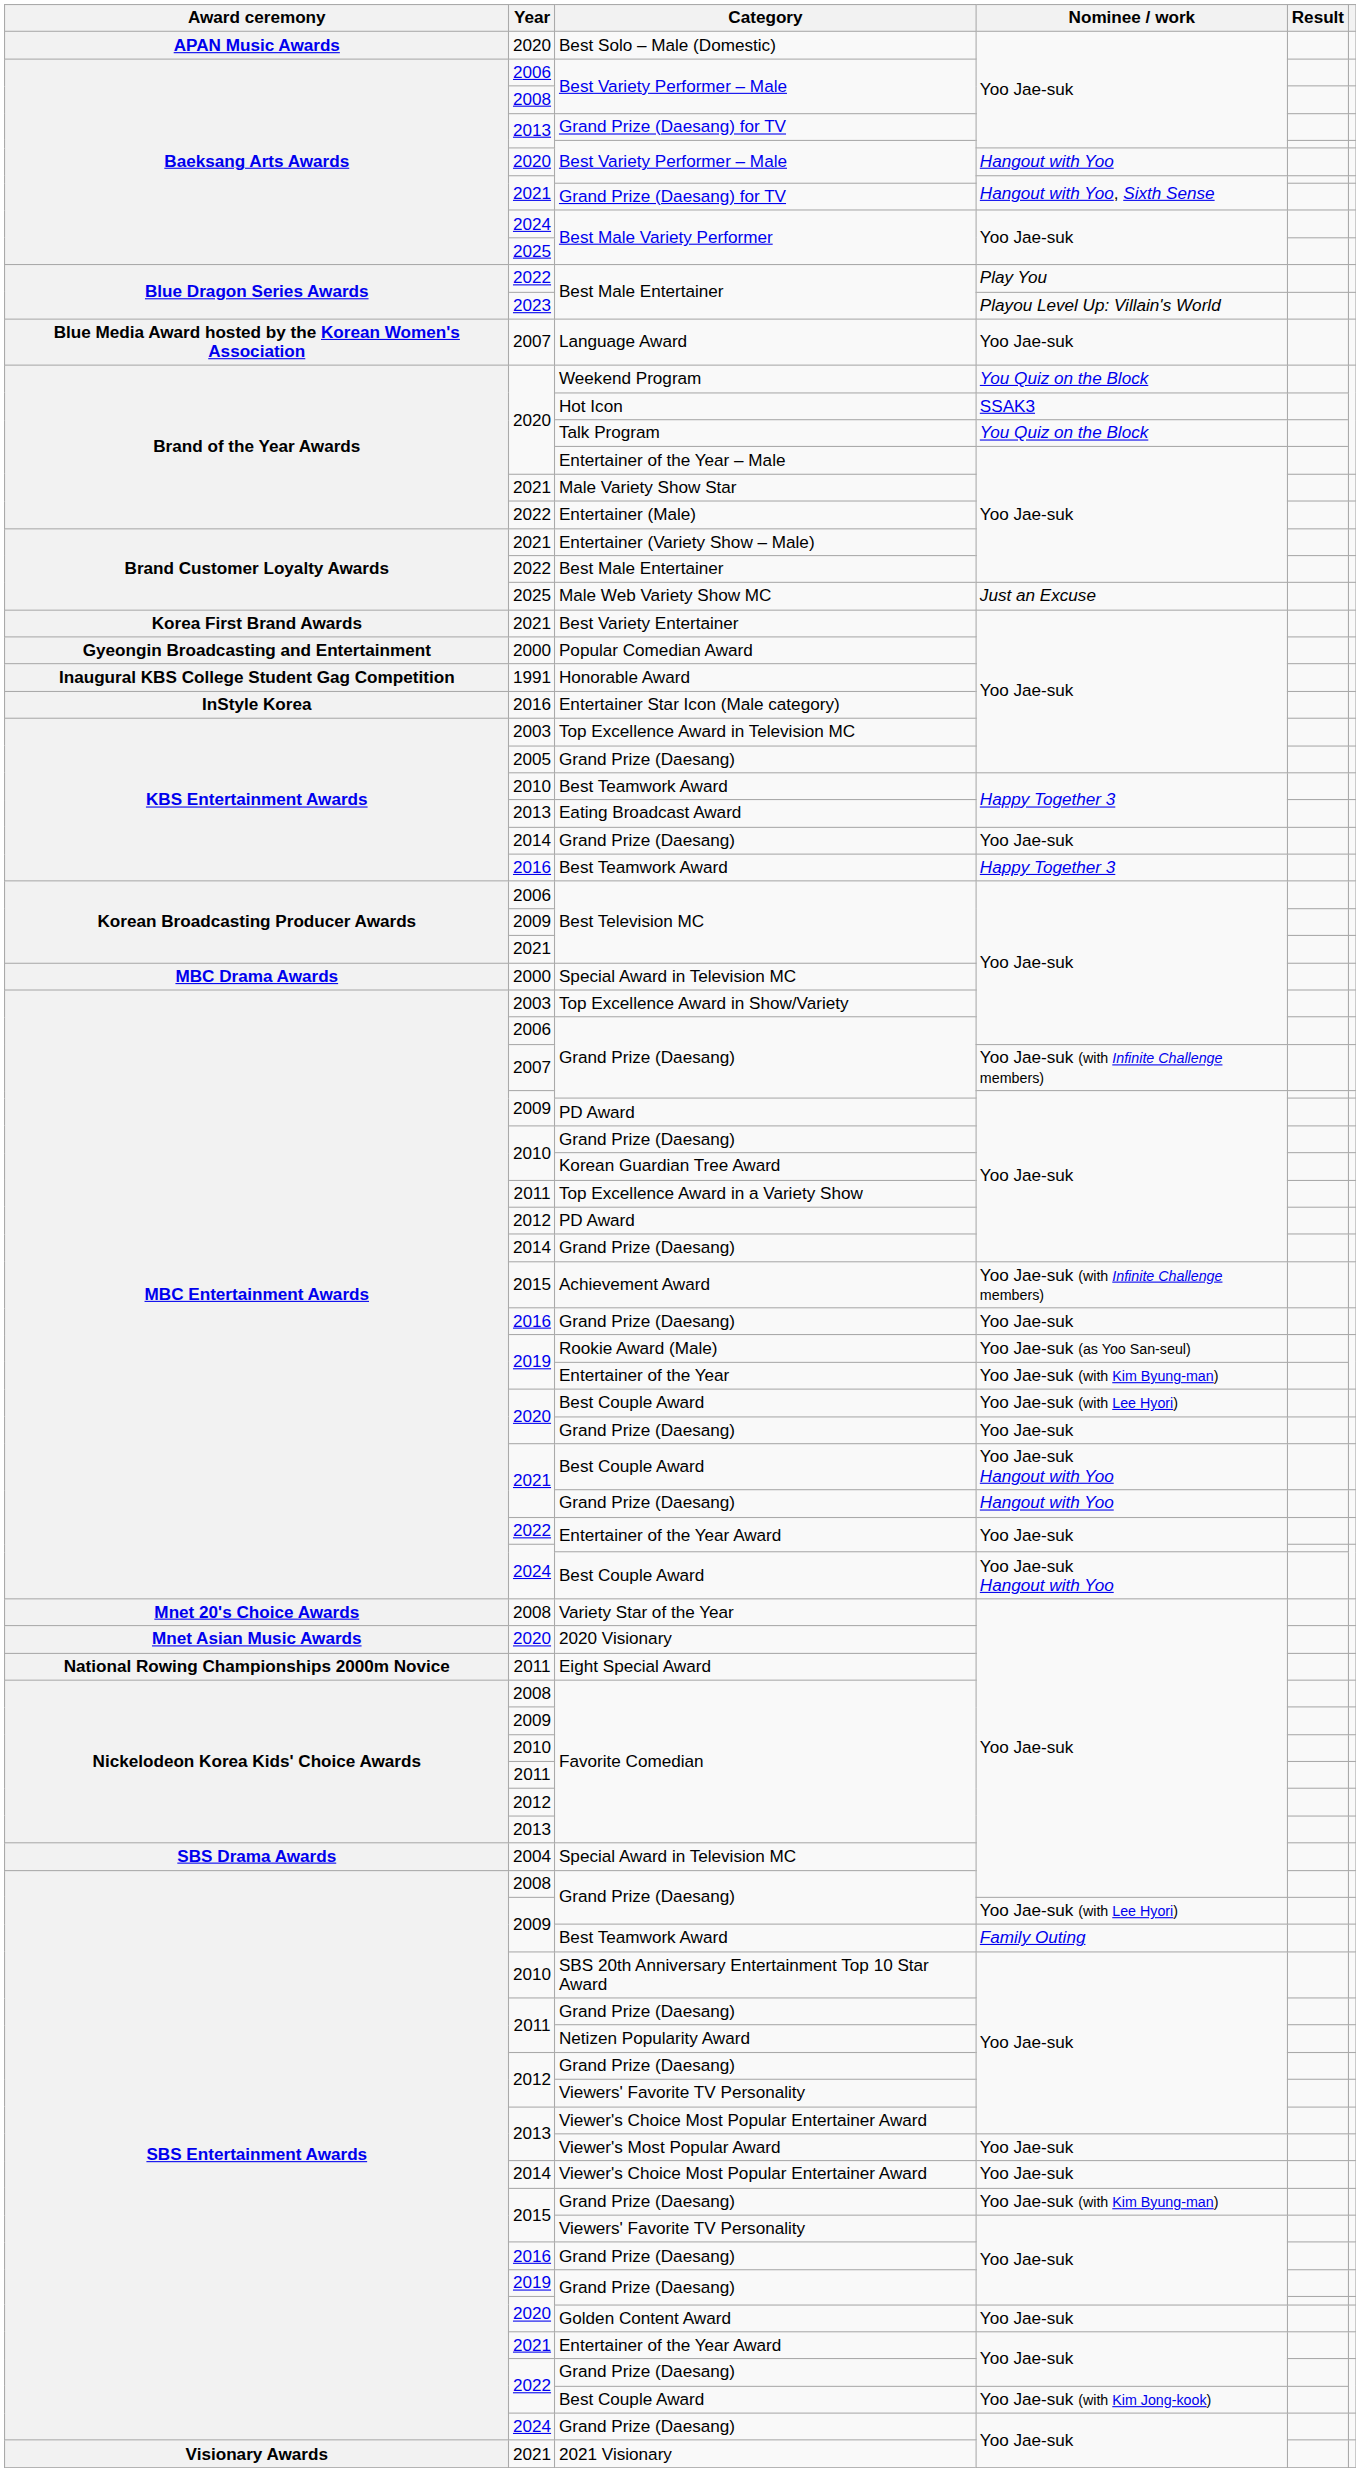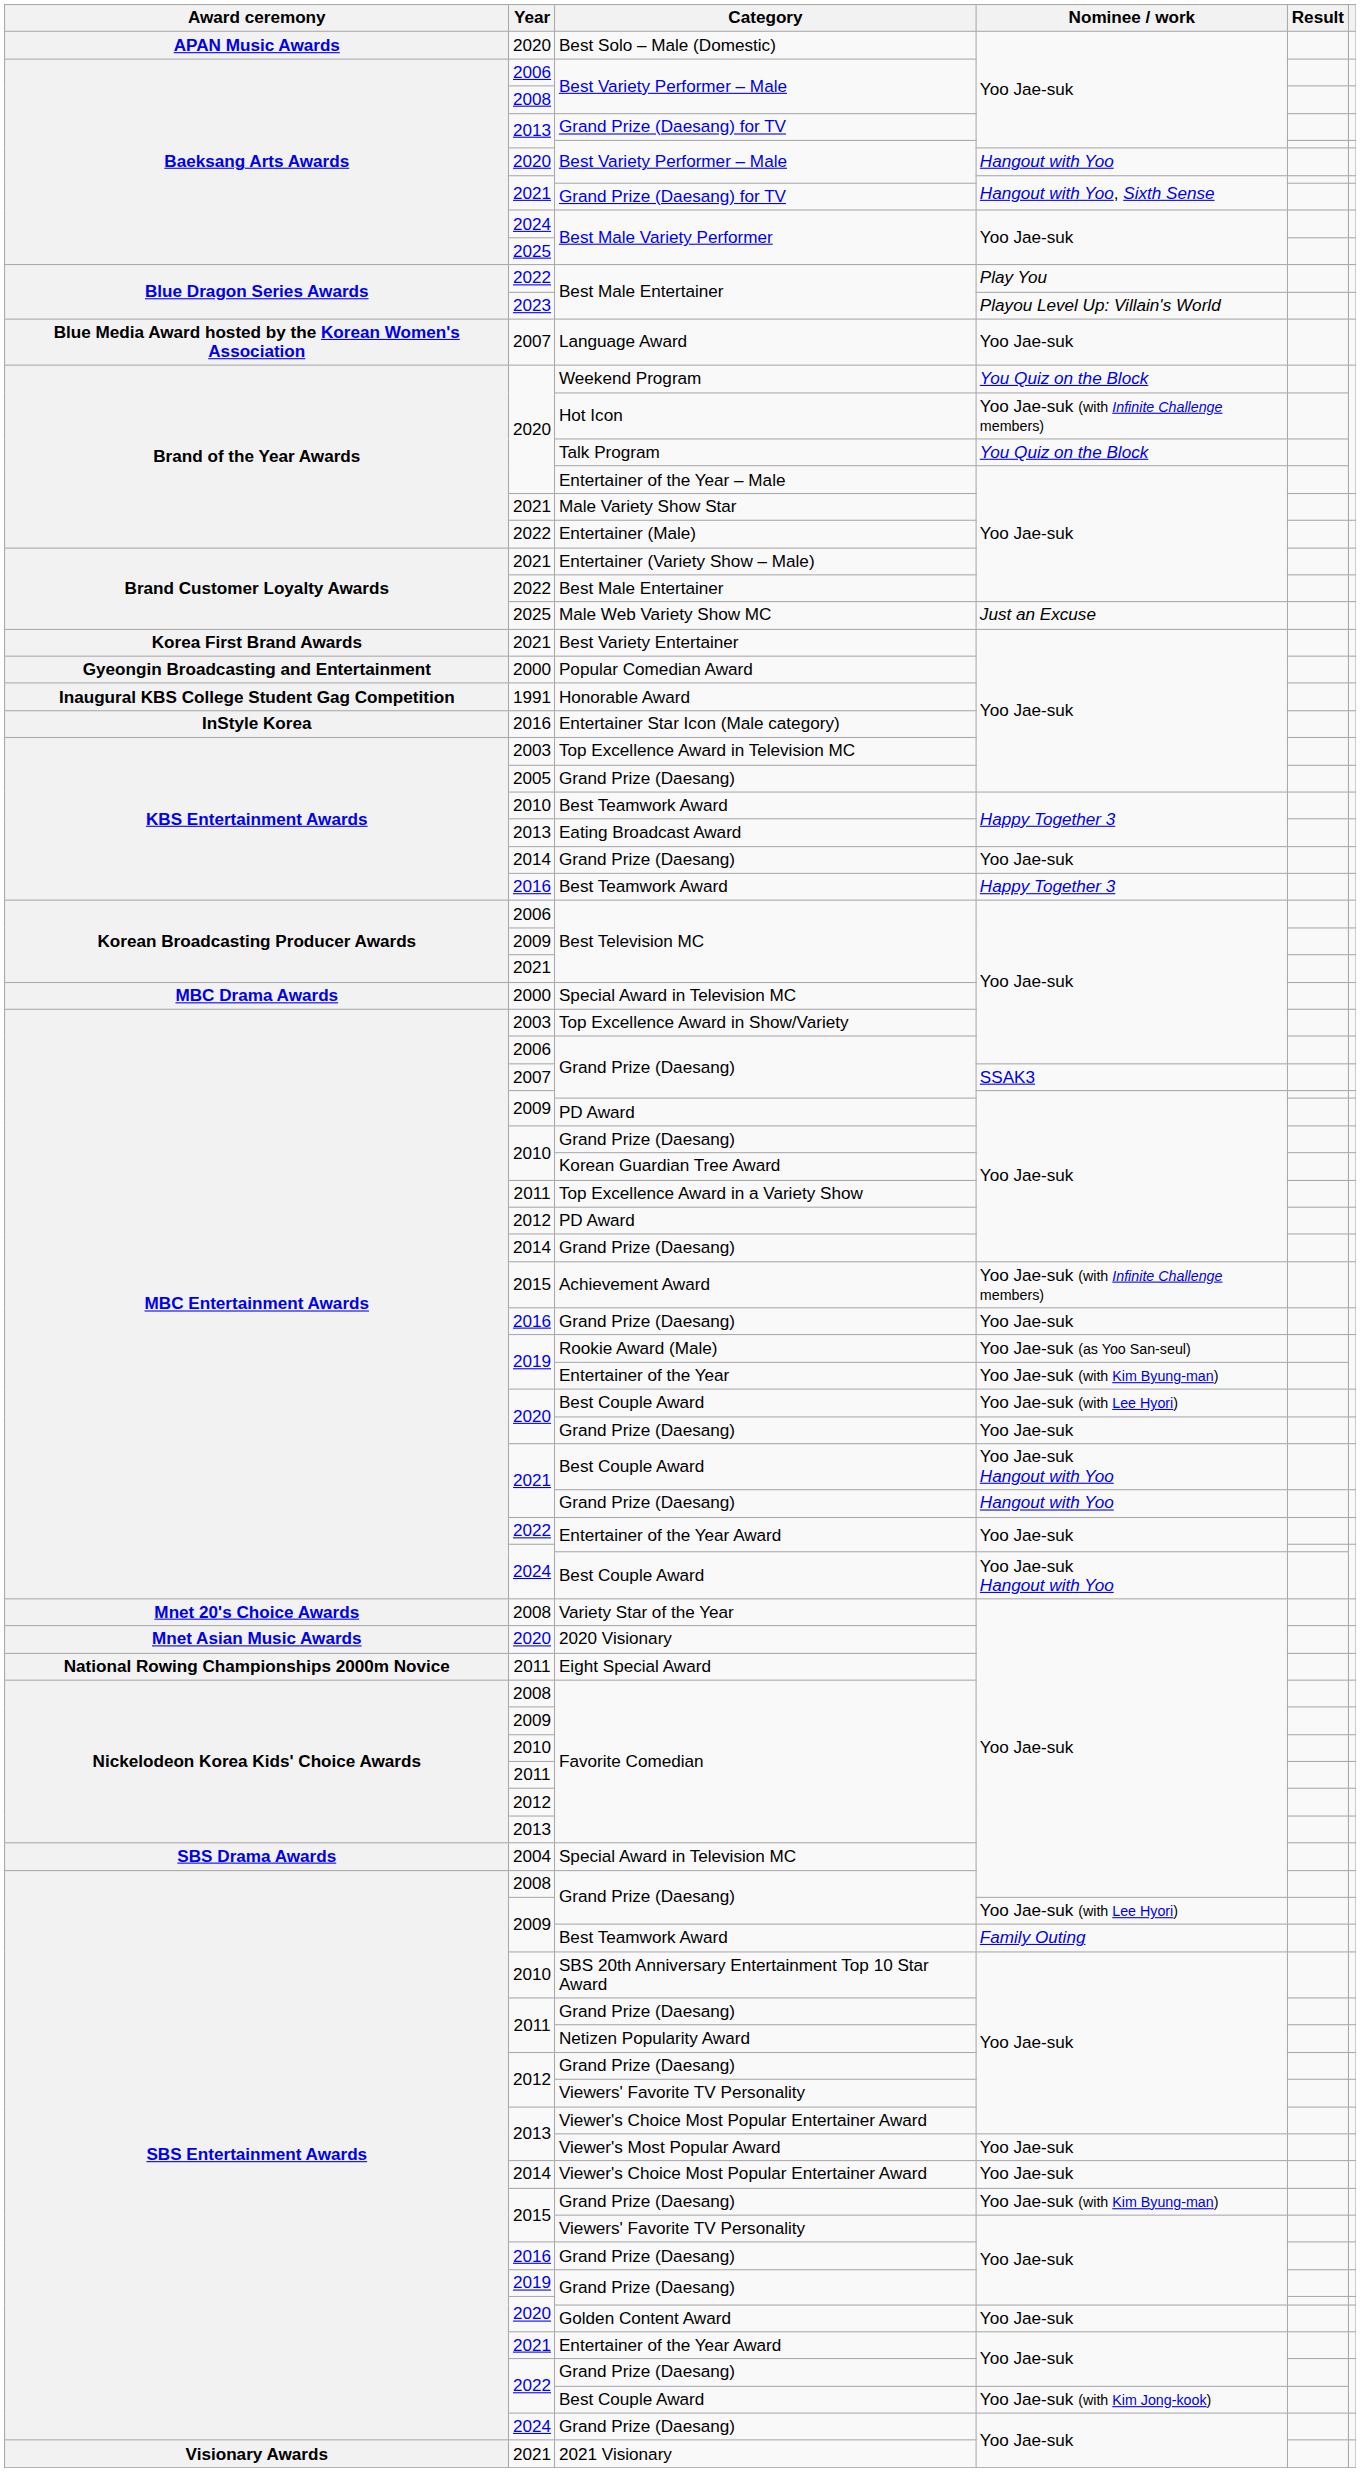(1007, 406) SSAK3 -> (1101, 415) Yoo Jae-suk (with Infinite Challenge members)
(1101, 1067) Yoo Jae-suk (with Infinite Challenge members) -> (1007, 1076) SSAK3
